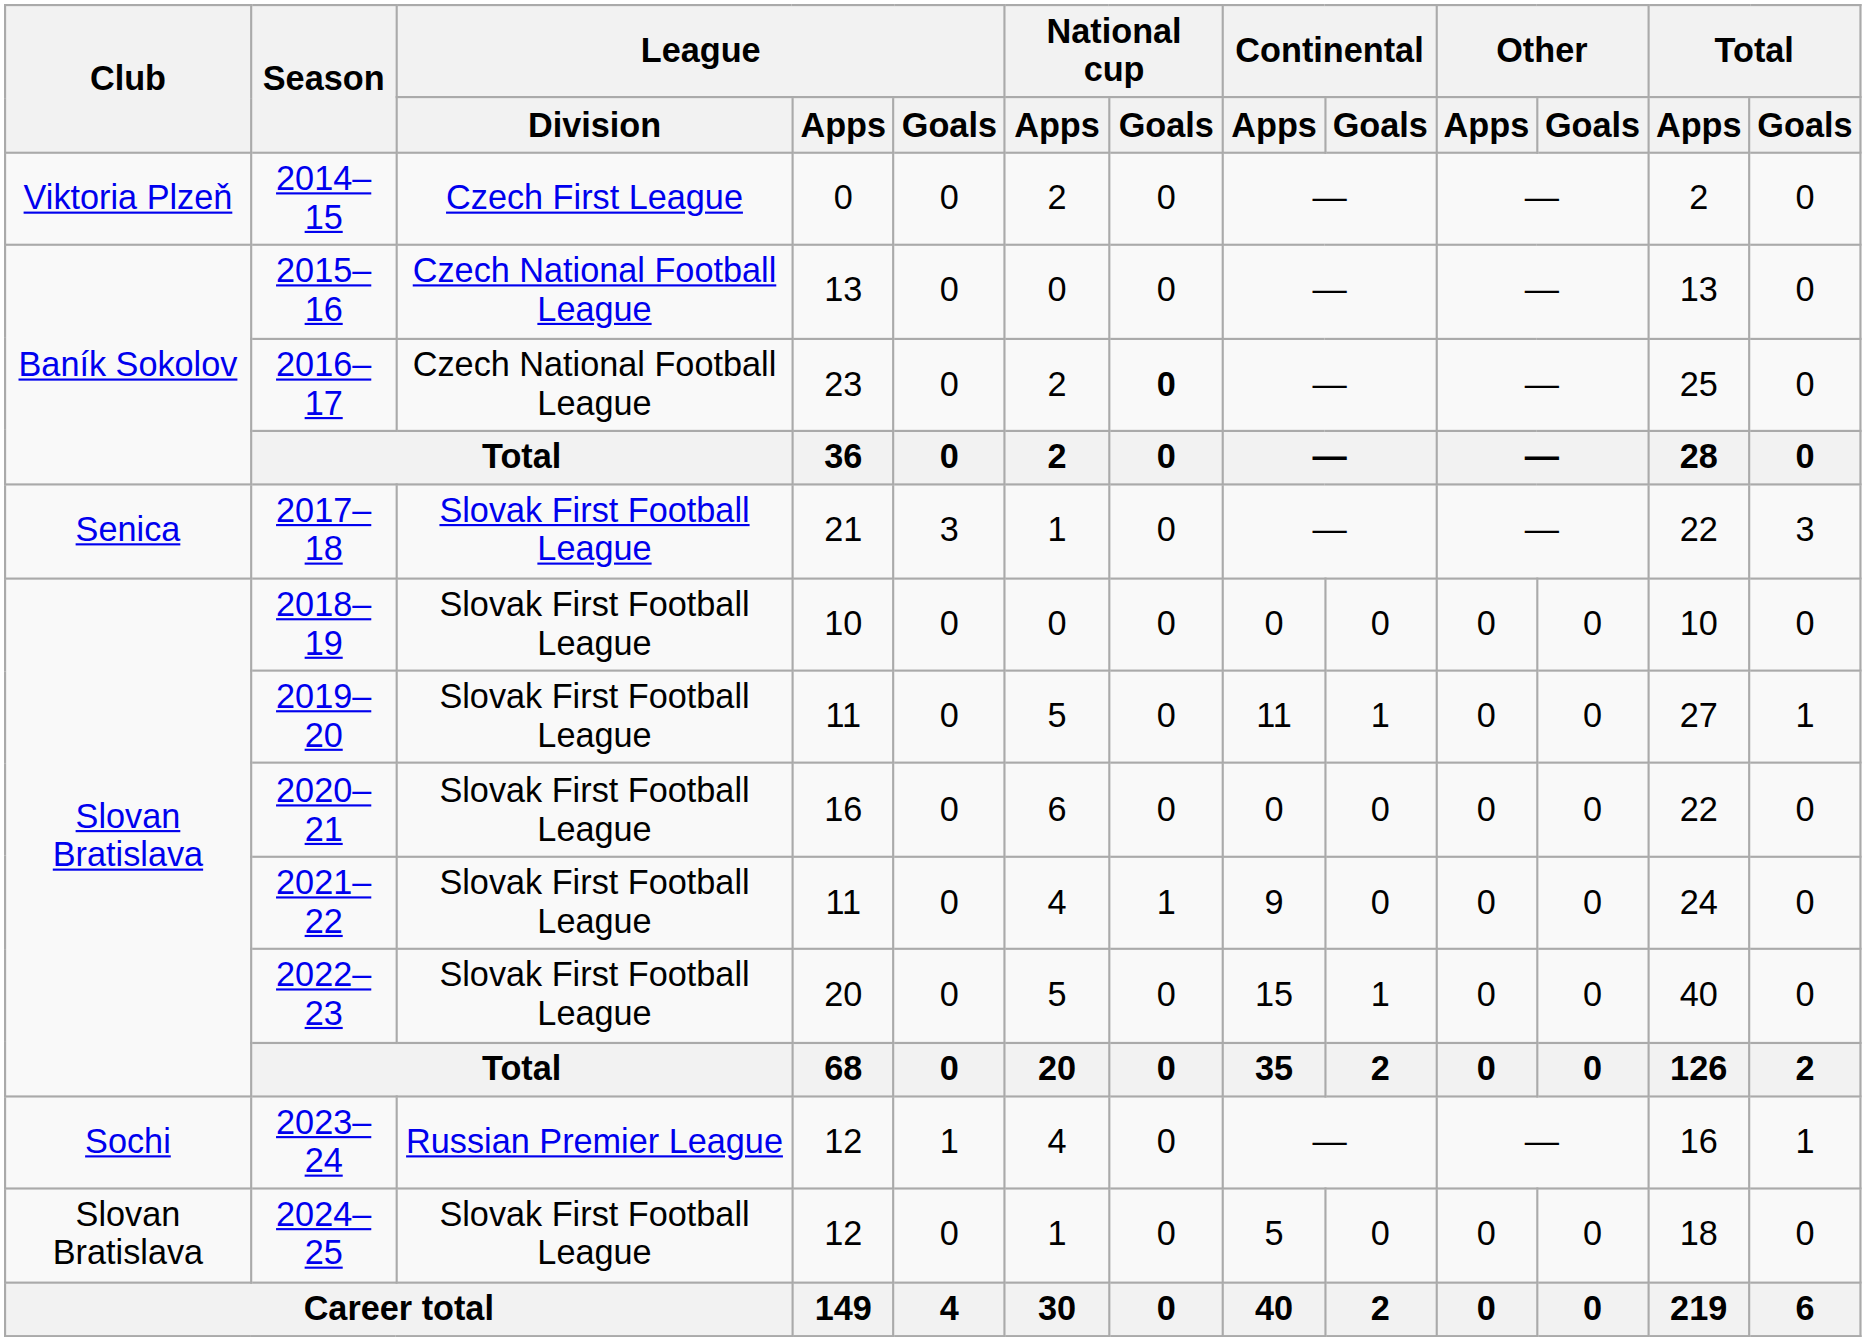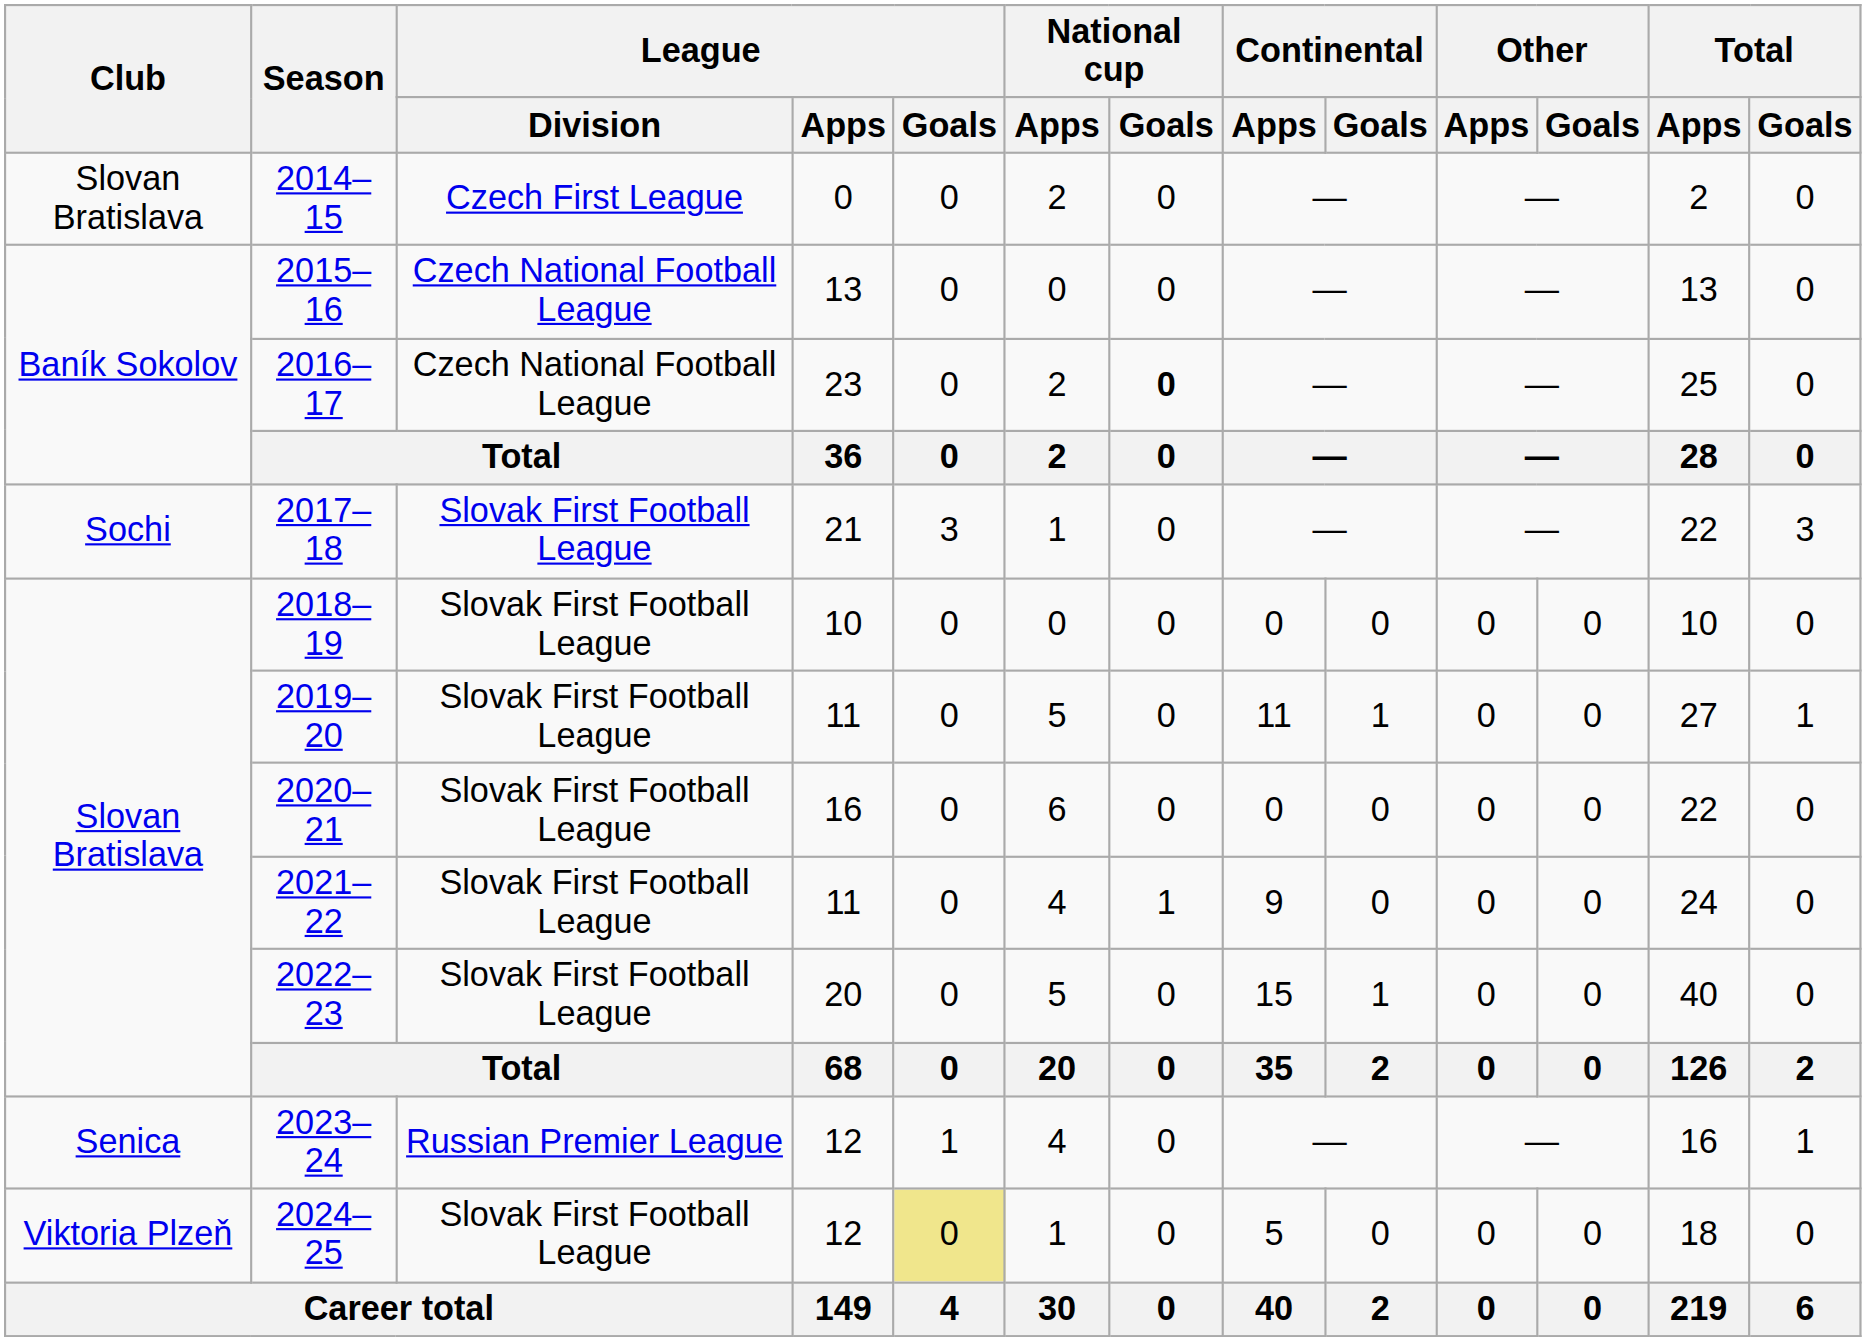(128, 198) Viktoria Plzeň -> (128, 198) Slovan Bratislava
(128, 530) Senica -> (128, 530) Sochi
(128, 1142) Sochi -> (128, 1142) Senica
(128, 1234) Slovan Bratislava -> (128, 1234) Viktoria Plzeň
(949, 1234) no background -> (949, 1234) khaki background
